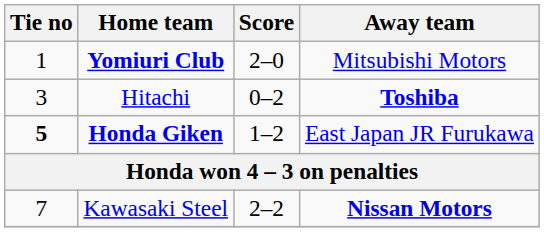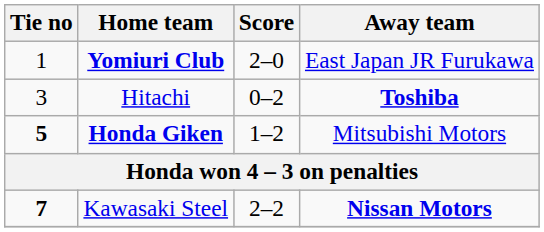(419, 60) Mitsubishi Motors -> (419, 60) East Japan JR Furukawa
(419, 134) East Japan JR Furukawa -> (419, 134) Mitsubishi Motors
(41, 208) normal -> (41, 208) bold
